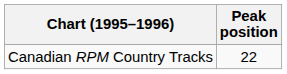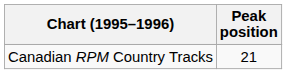(249, 56) 22 -> (249, 56) 21
